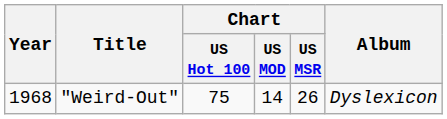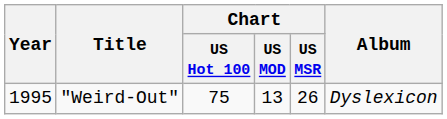(31, 98) 1968 -> (31, 98) 1995
(272, 98) 14 -> (272, 98) 13
